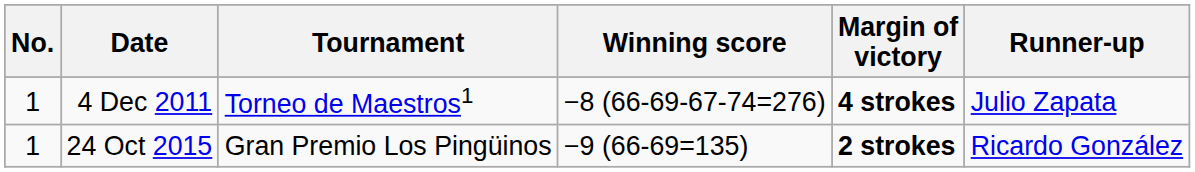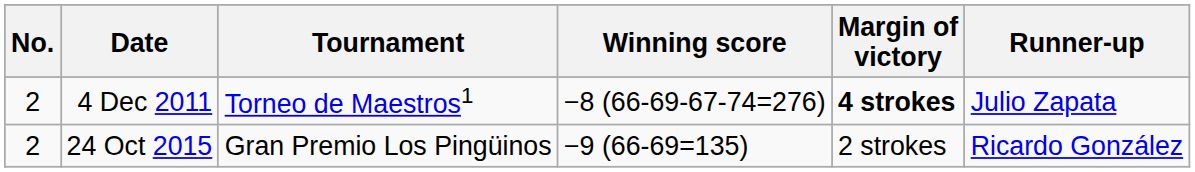(33, 101) 1 -> (33, 101) 2
(33, 146) 1 -> (33, 146) 2
(897, 146) bold -> (892, 146) normal
